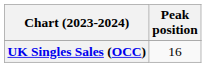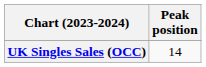(175, 51) 16 -> (175, 51) 14
